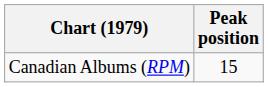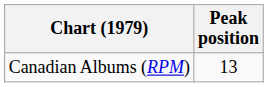(228, 67) 15 -> (228, 67) 13
